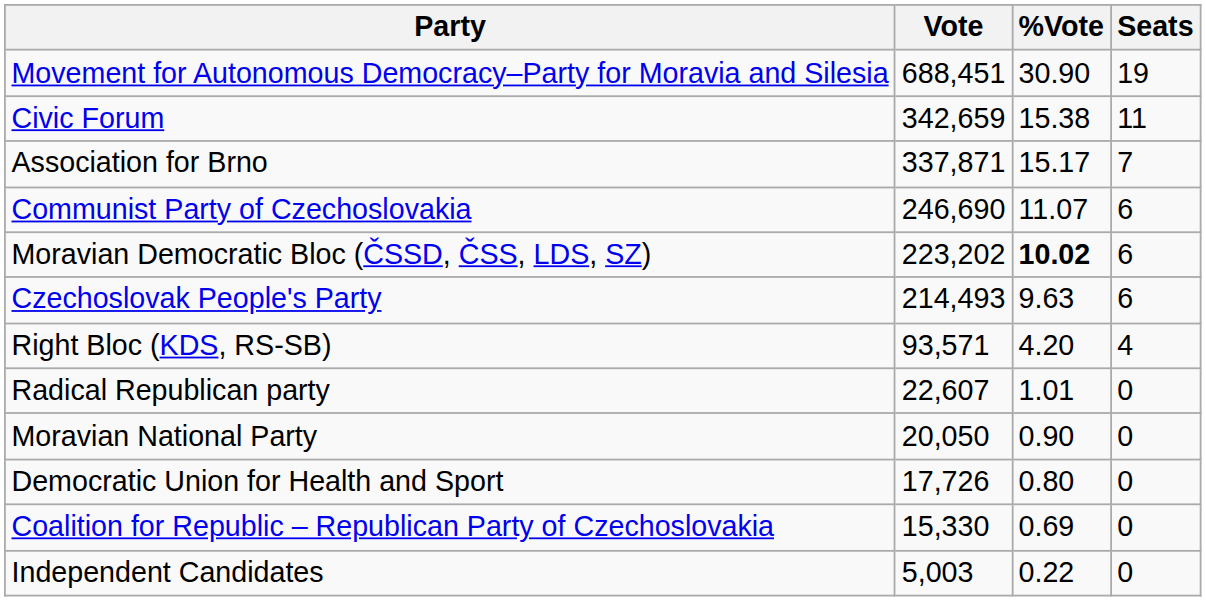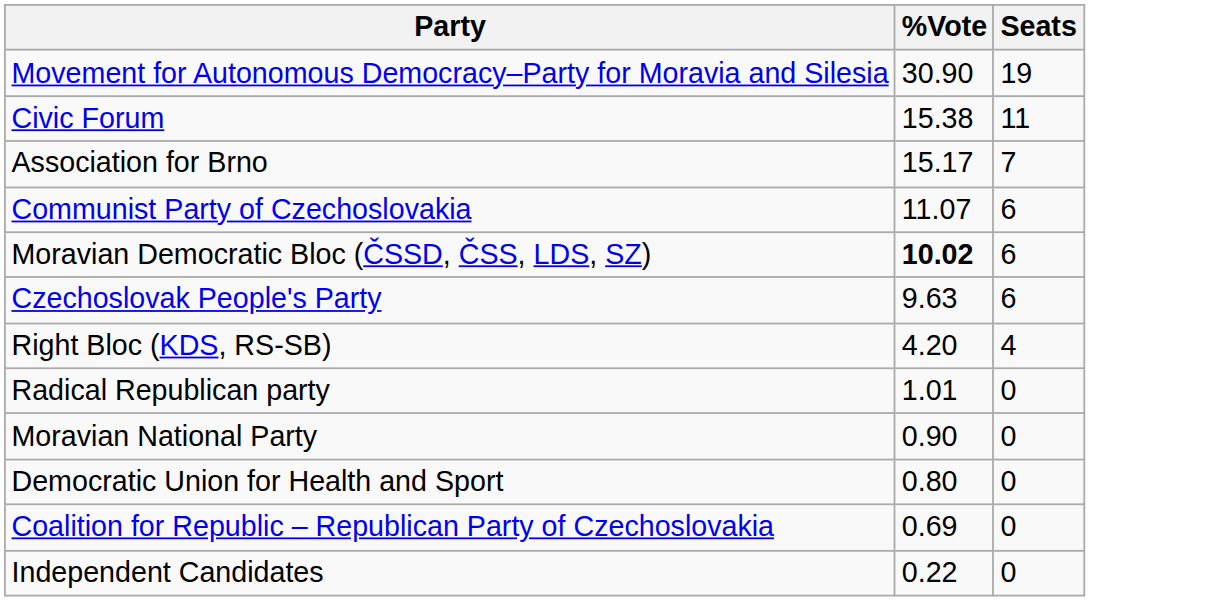- column: (954, 27)
